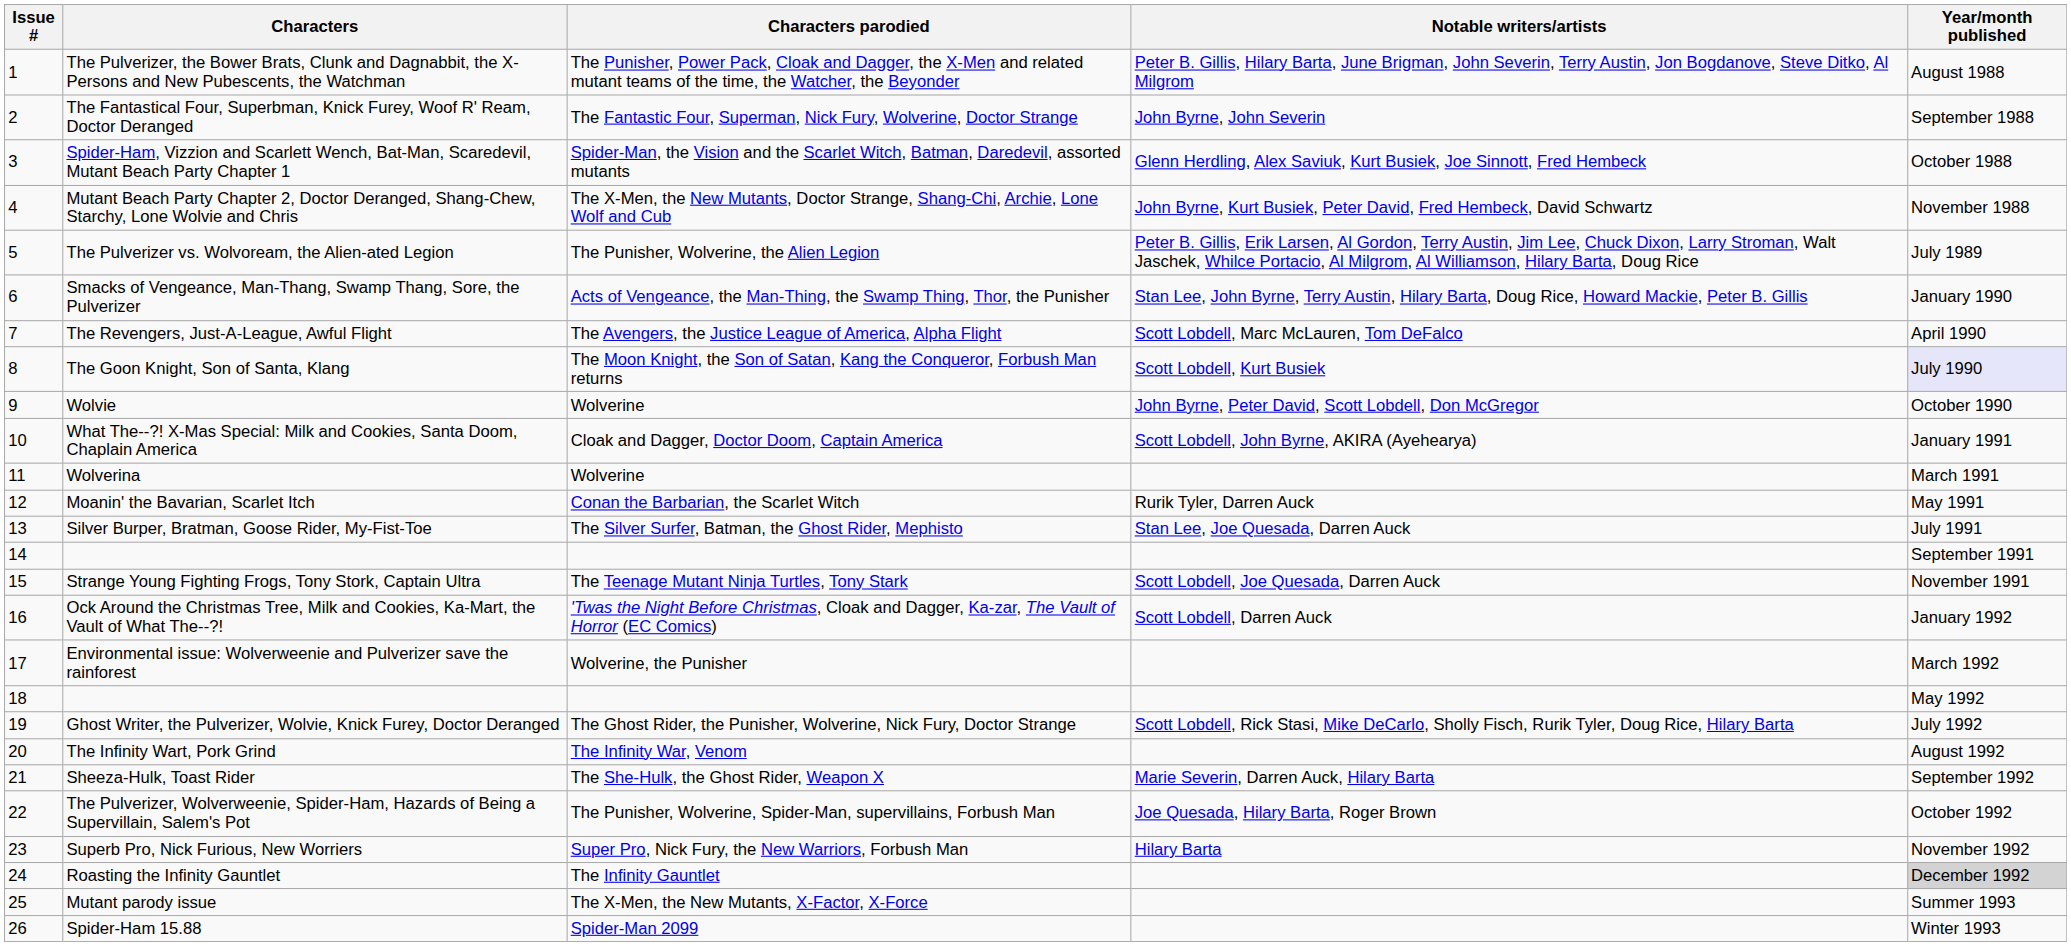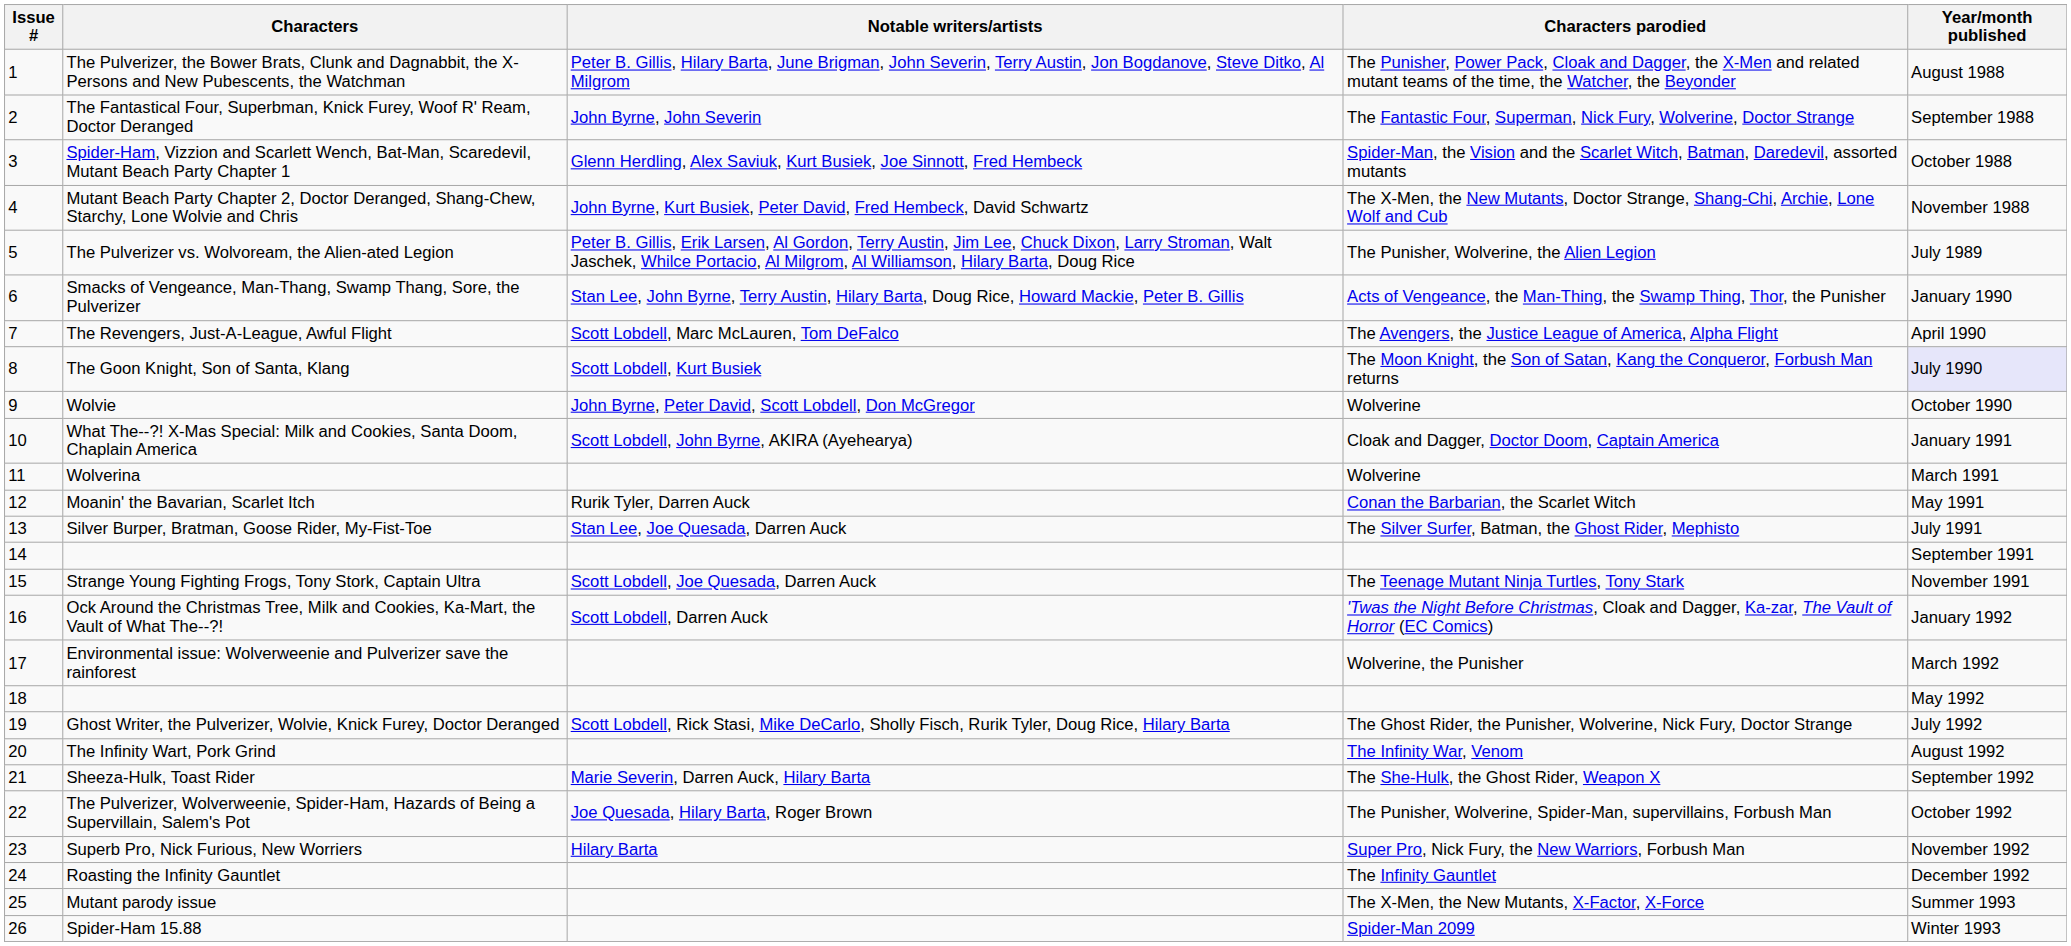columns swapped: (849, 27) <-> (1519, 27)
(1970, 875) lightgrey background -> (1970, 875) no background
